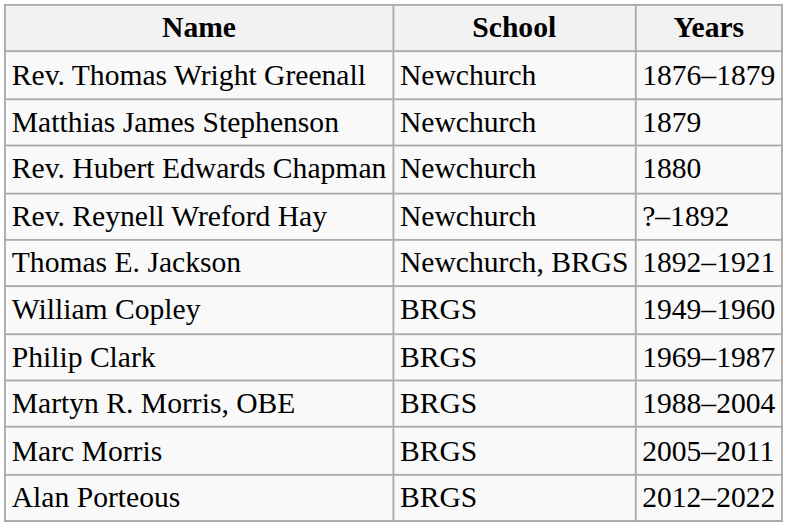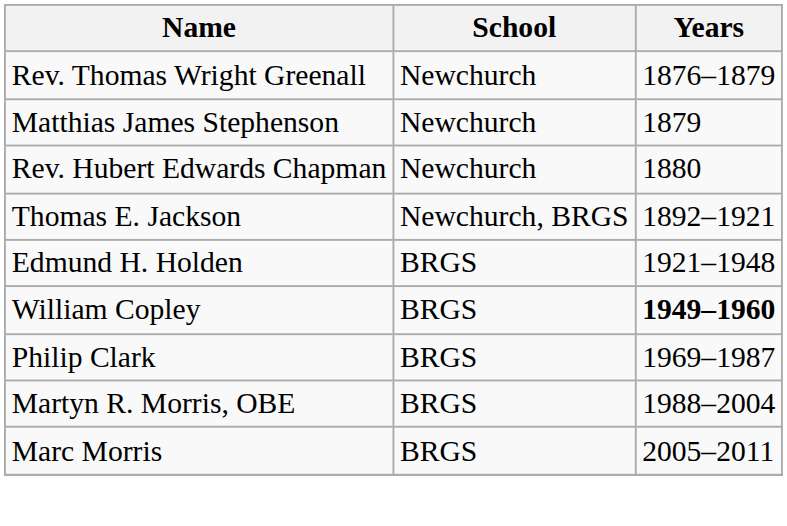- row: (169, 215)
+ row: (127, 262)
(709, 309) normal -> (709, 309) bold
- row: (96, 497)
